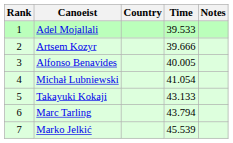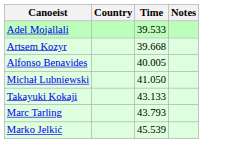- column: (19, 12)
(181, 46) 39.666 -> (152, 46) 39.668
(181, 79) 41.054 -> (152, 79) 41.050
(181, 113) 43.794 -> (152, 113) 43.793
